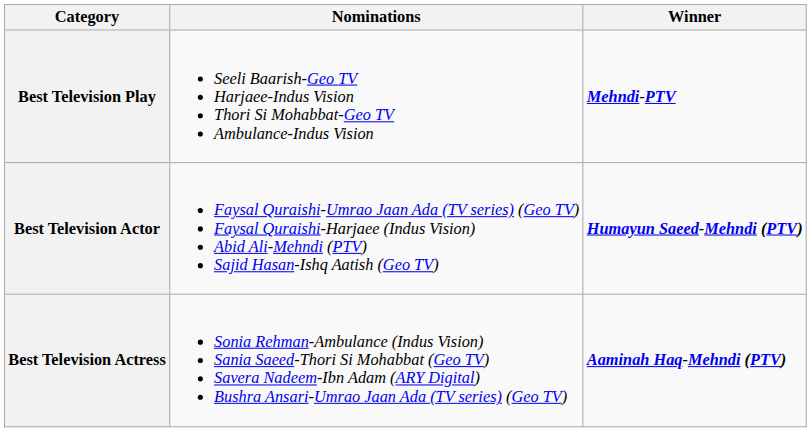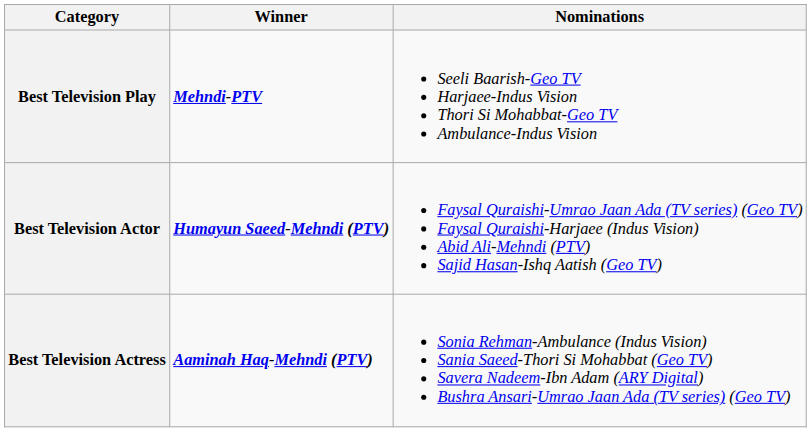columns swapped: (695, 17) <-> (376, 17)
